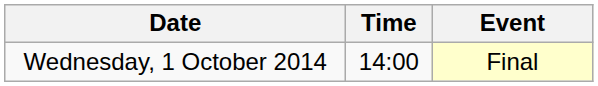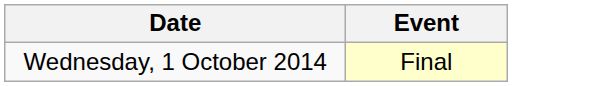- column: (389, 23)
